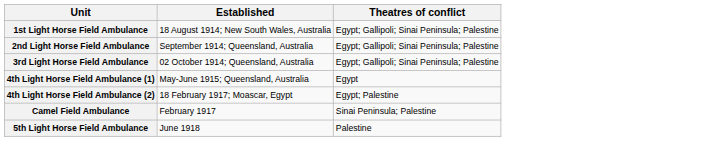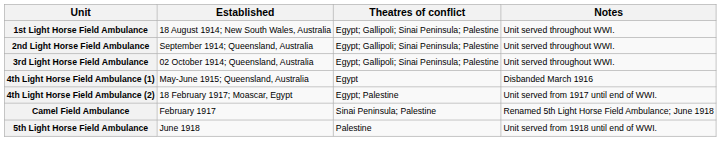+ column: (609, 12)
